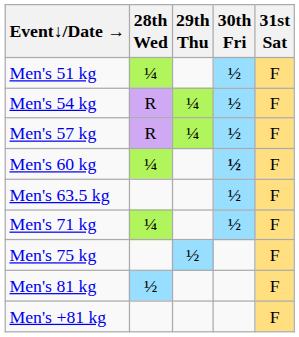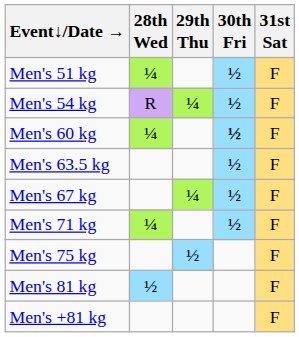- row: (53, 133)
+ row: (53, 194)
